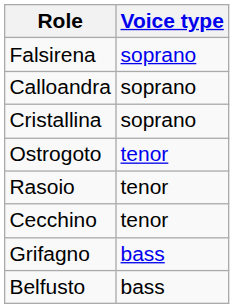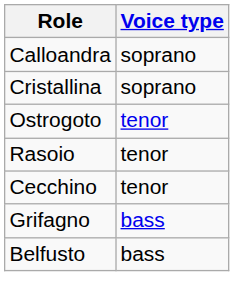- row: (53, 54)
